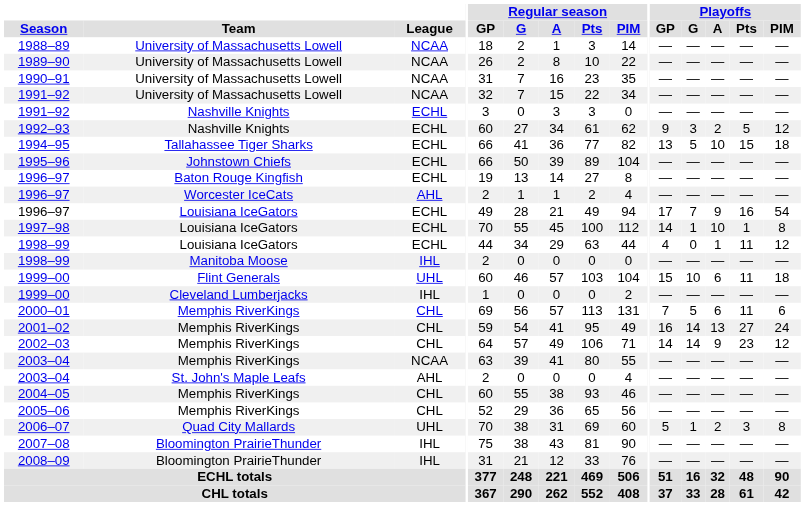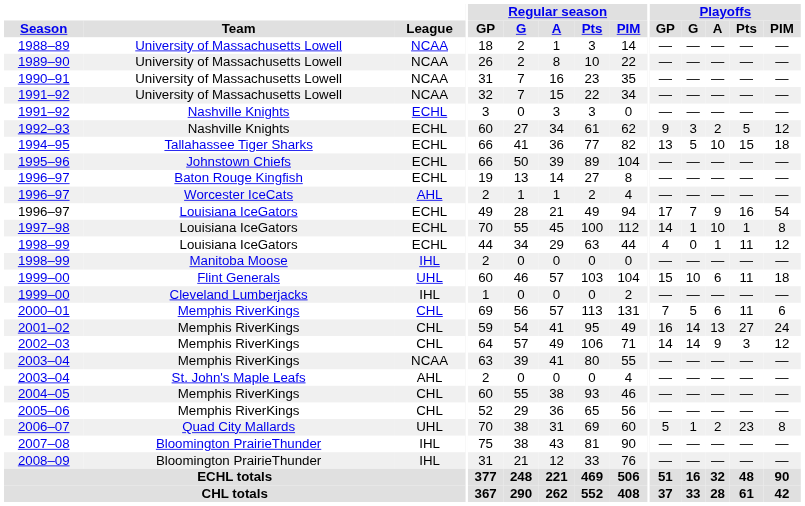(746, 344) 23 -> (746, 344) 3
(746, 427) 3 -> (746, 427) 23
